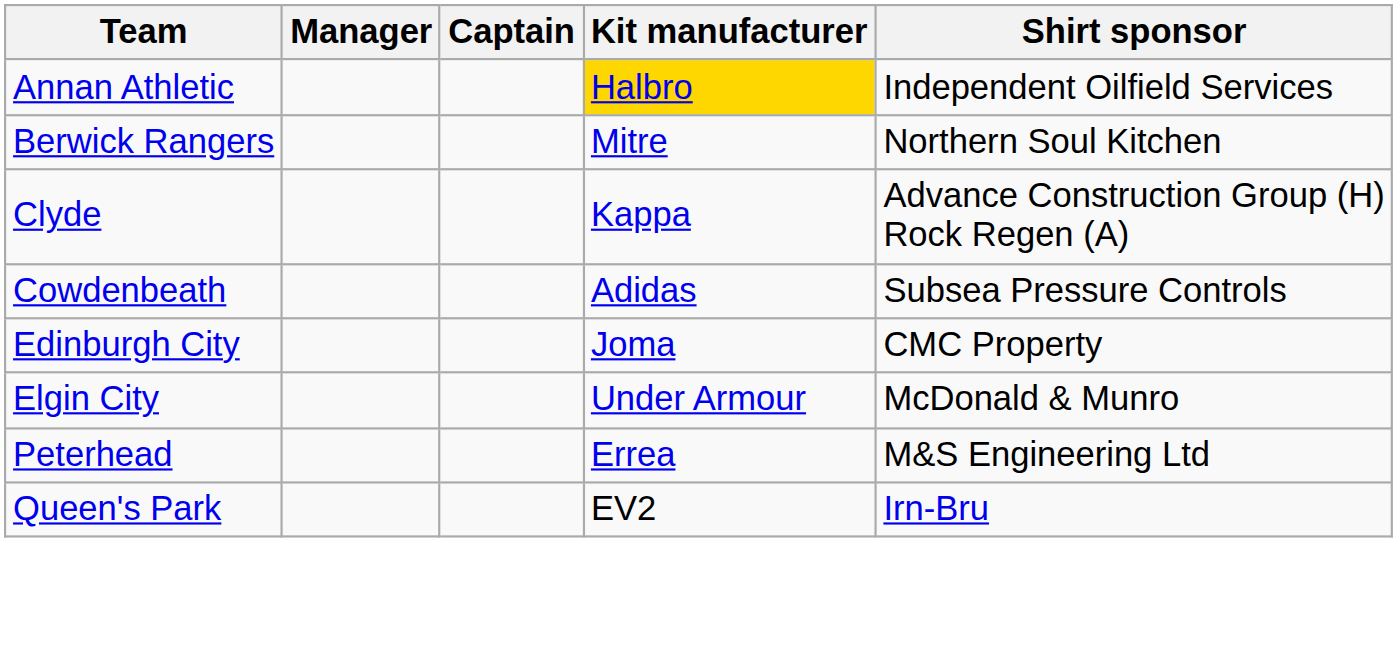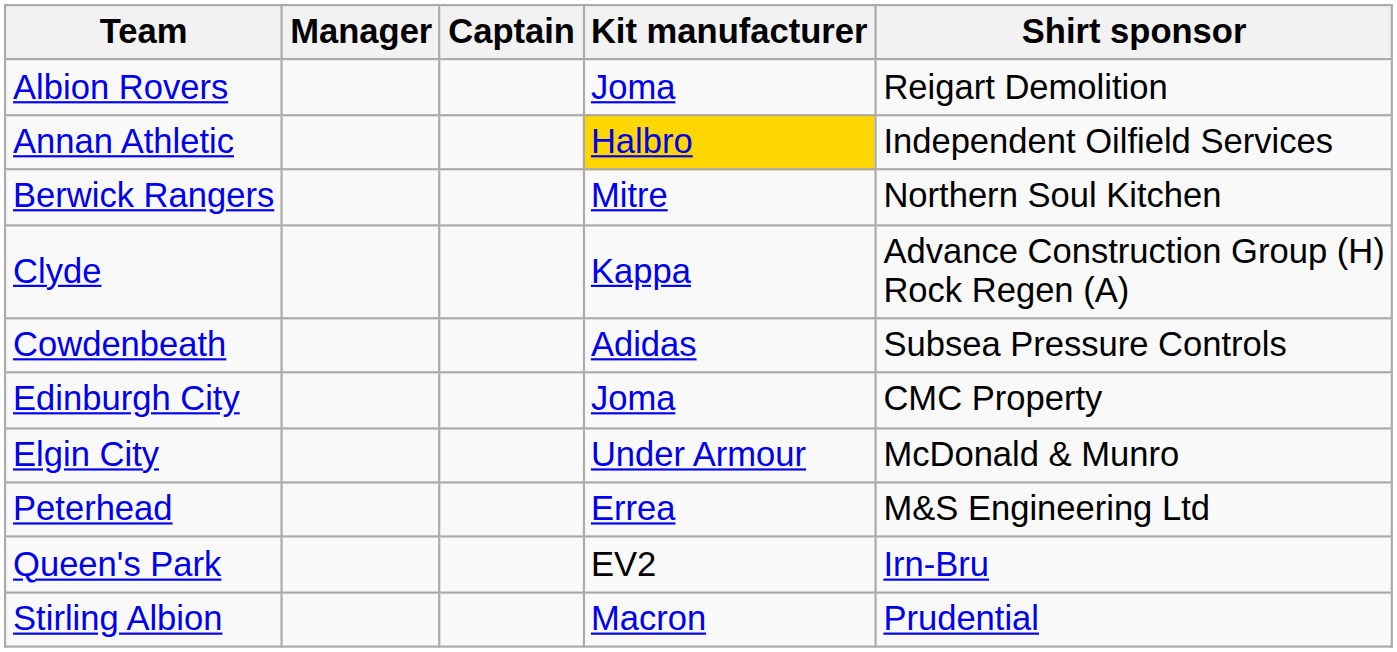+ row: (121, 86)
+ row: (118, 618)
